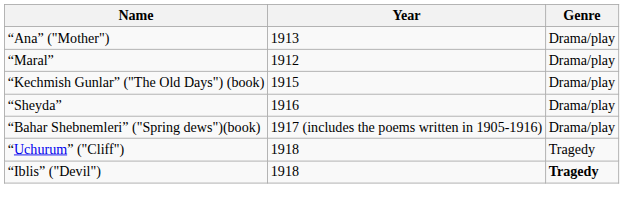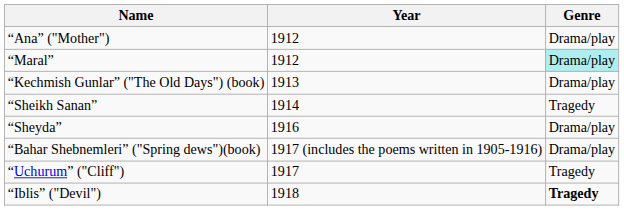(285, 37) 1913 -> (285, 37) 1912
(582, 60) no background -> (582, 60) paleturquoise background
(285, 82) 1915 -> (285, 82) 1913
+ row: (52, 104)
(285, 149) 1918 -> (285, 171) 1917
